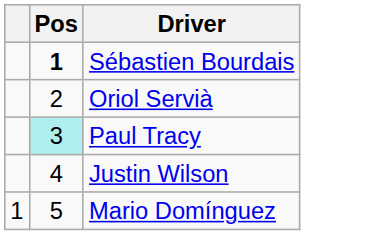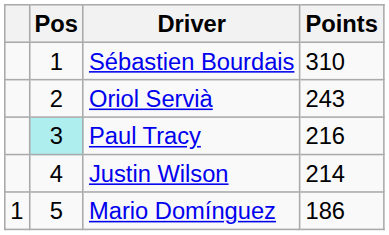+ column: (342, 24)
(56, 61) bold -> (56, 61) normal
